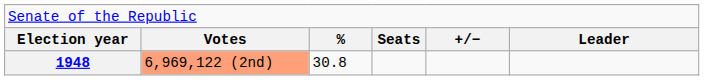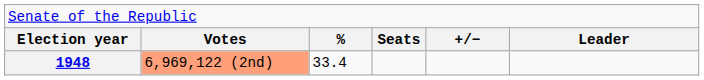(330, 63) 30.8 -> (330, 63) 33.4
